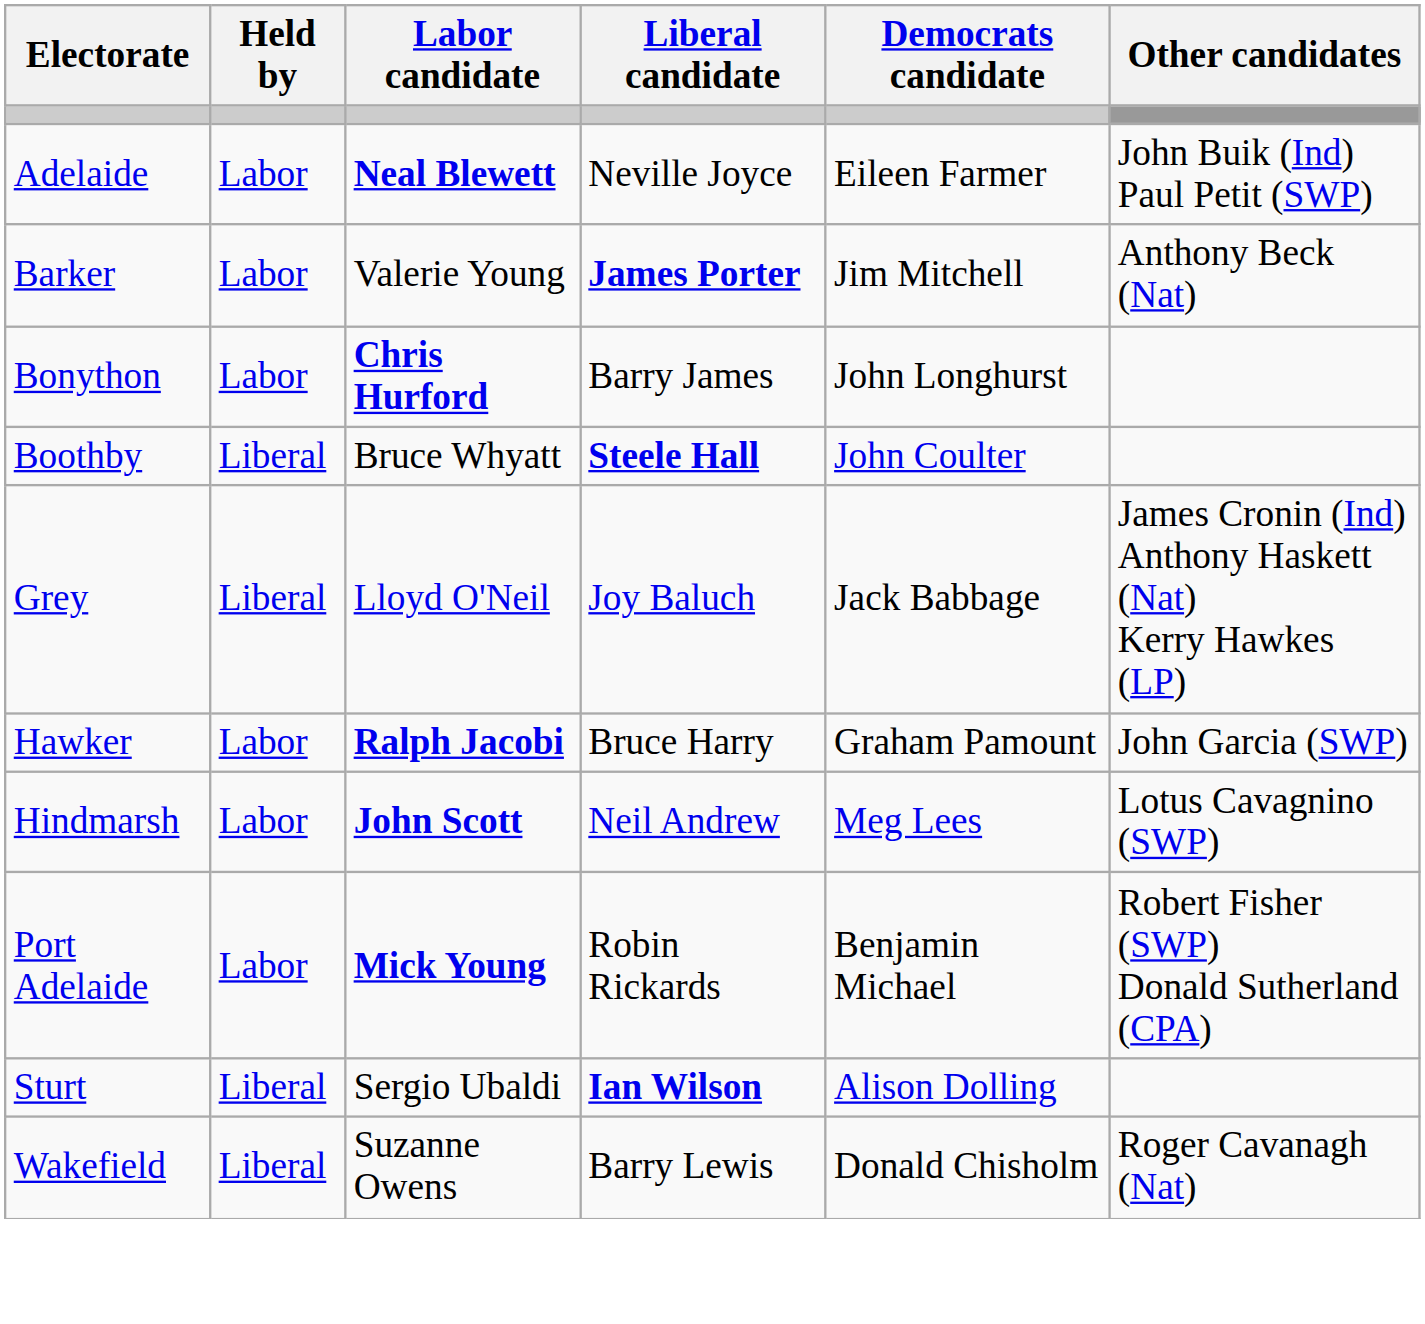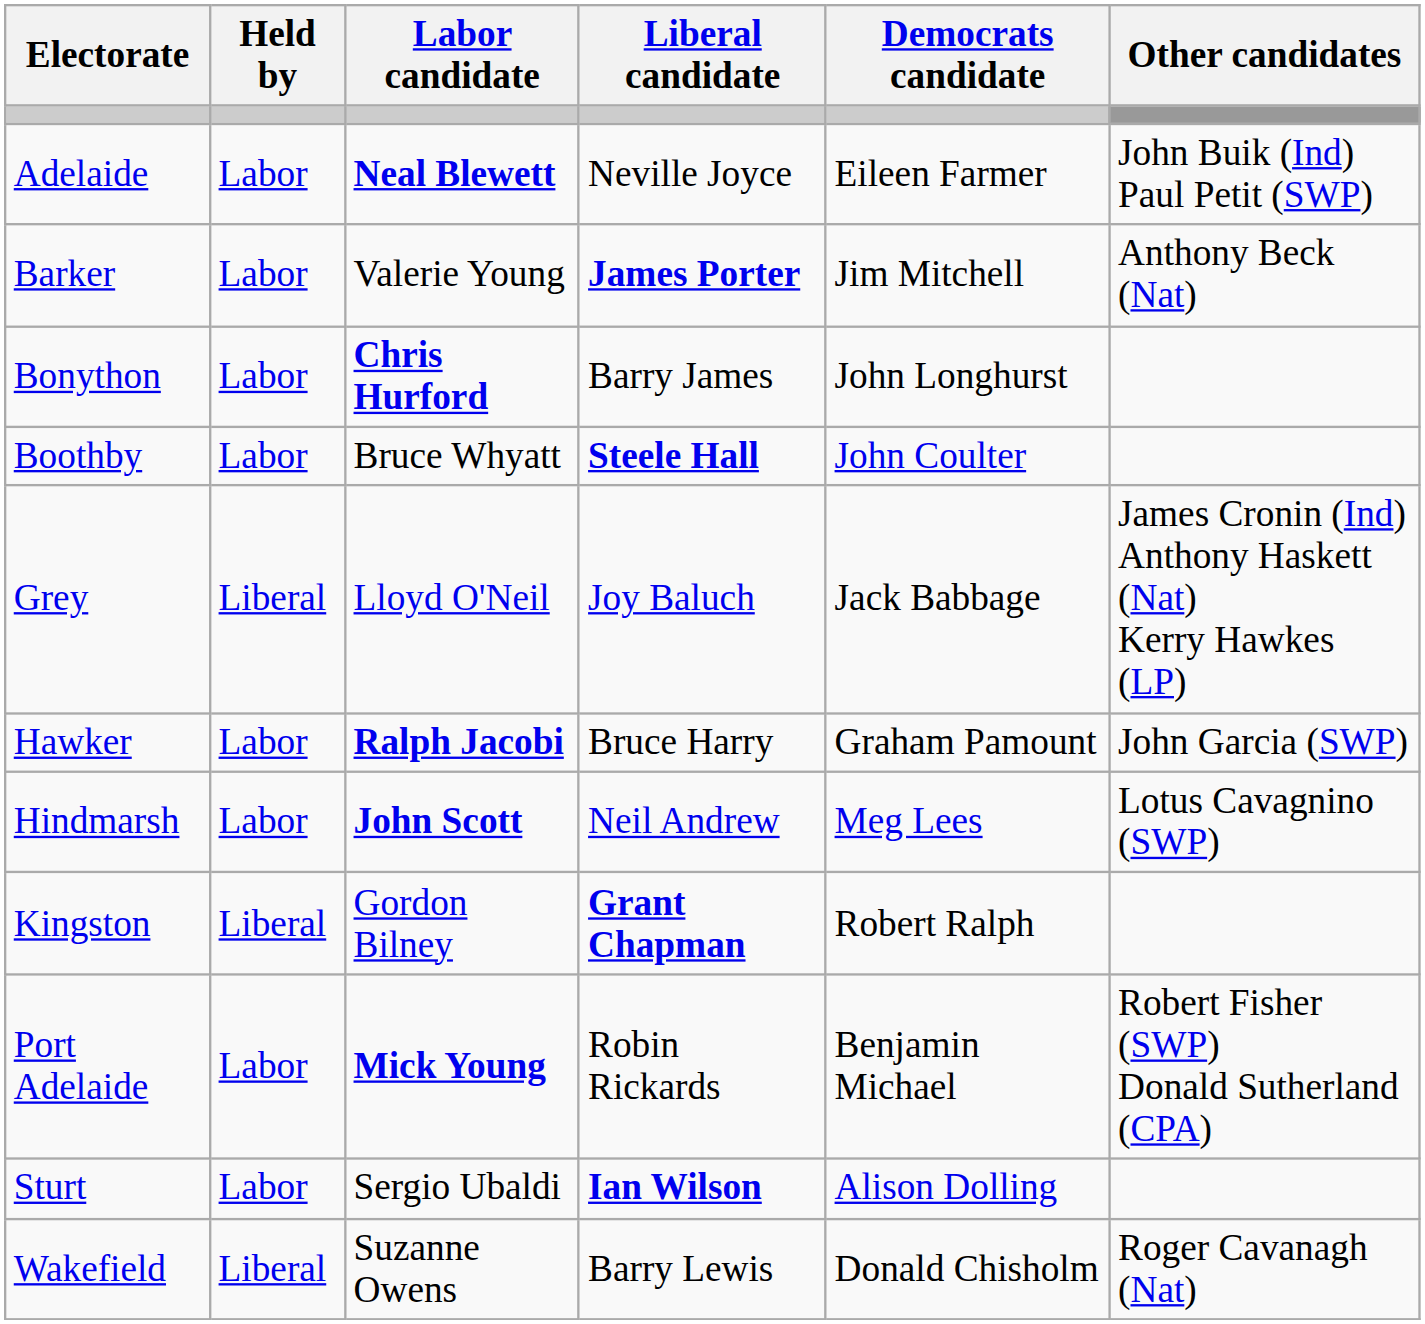(272, 455) Liberal -> (263, 455) Labor
+ row: (82, 922)
(272, 1086) Liberal -> (263, 1187) Labor
